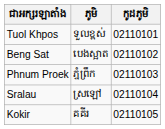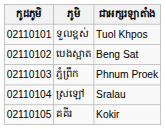columns swapped: (136, 13) <-> (38, 13)
